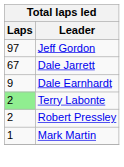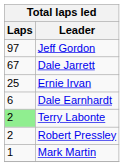+ row: (64, 83)
(10, 83) 9 -> (10, 100) 6
